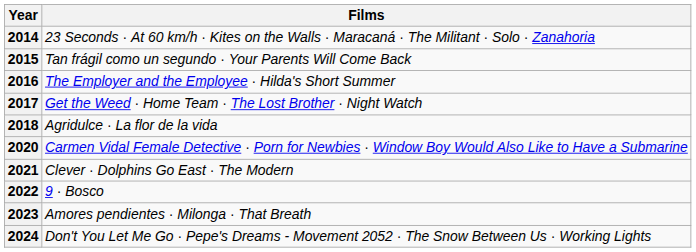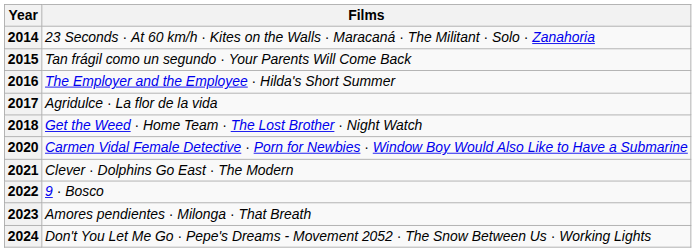(234, 103) Get the Weed · Home Team · The Lost Brother · Night Watch -> (131, 103) Agridulce · La flor de la vida
(131, 125) Agridulce · La flor de la vida -> (234, 125) Get the Weed · Home Team · The Lost Brother · Night Watch
